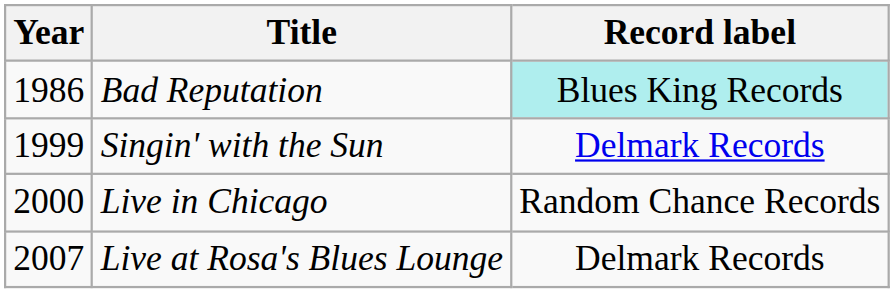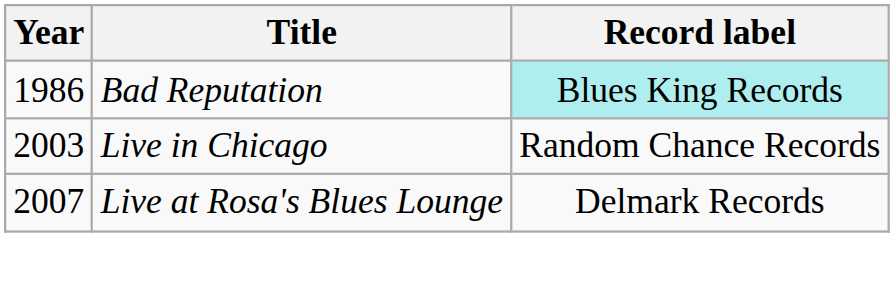- row: (242, 145)
(49, 201) 2000 -> (49, 145) 2003
